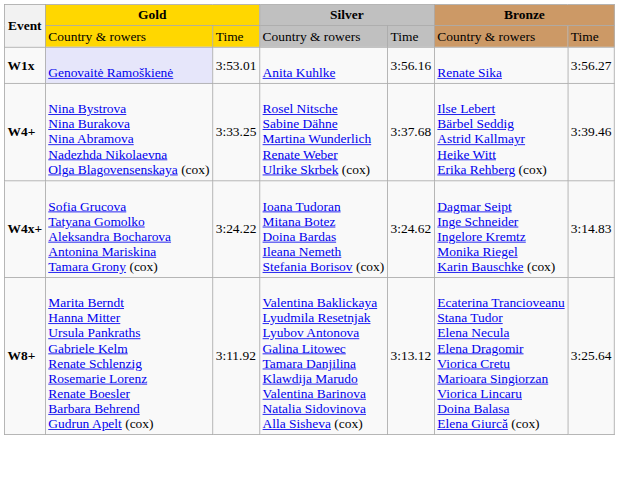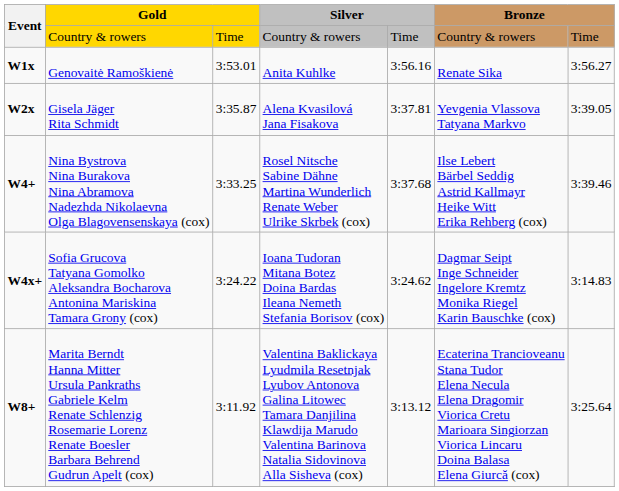(111, 72) lavender background -> (111, 72) no background
+ row: (21, 109)
